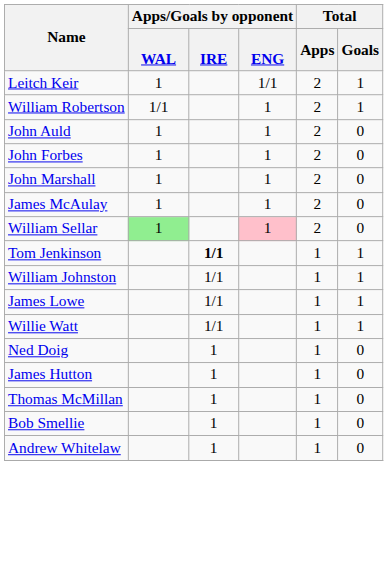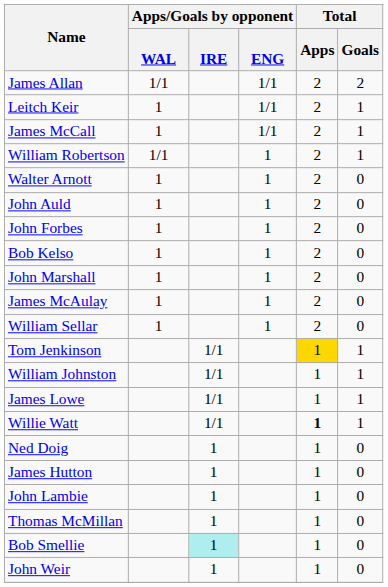+ row: (45, 82)
+ row: (52, 131)
+ row: (50, 180)
+ row: (41, 253)
(159, 228) lightgreen background -> (159, 326) no background
(268, 228) pink background -> (268, 326) no background
(214, 253) bold -> (214, 350) normal
(317, 253) no background -> (317, 350) gold background
(317, 326) normal -> (317, 423) bold
+ row: (48, 496)
(214, 423) no background -> (214, 545) paleturquoise background
+ row: (39, 569)
- row: (64, 448)
